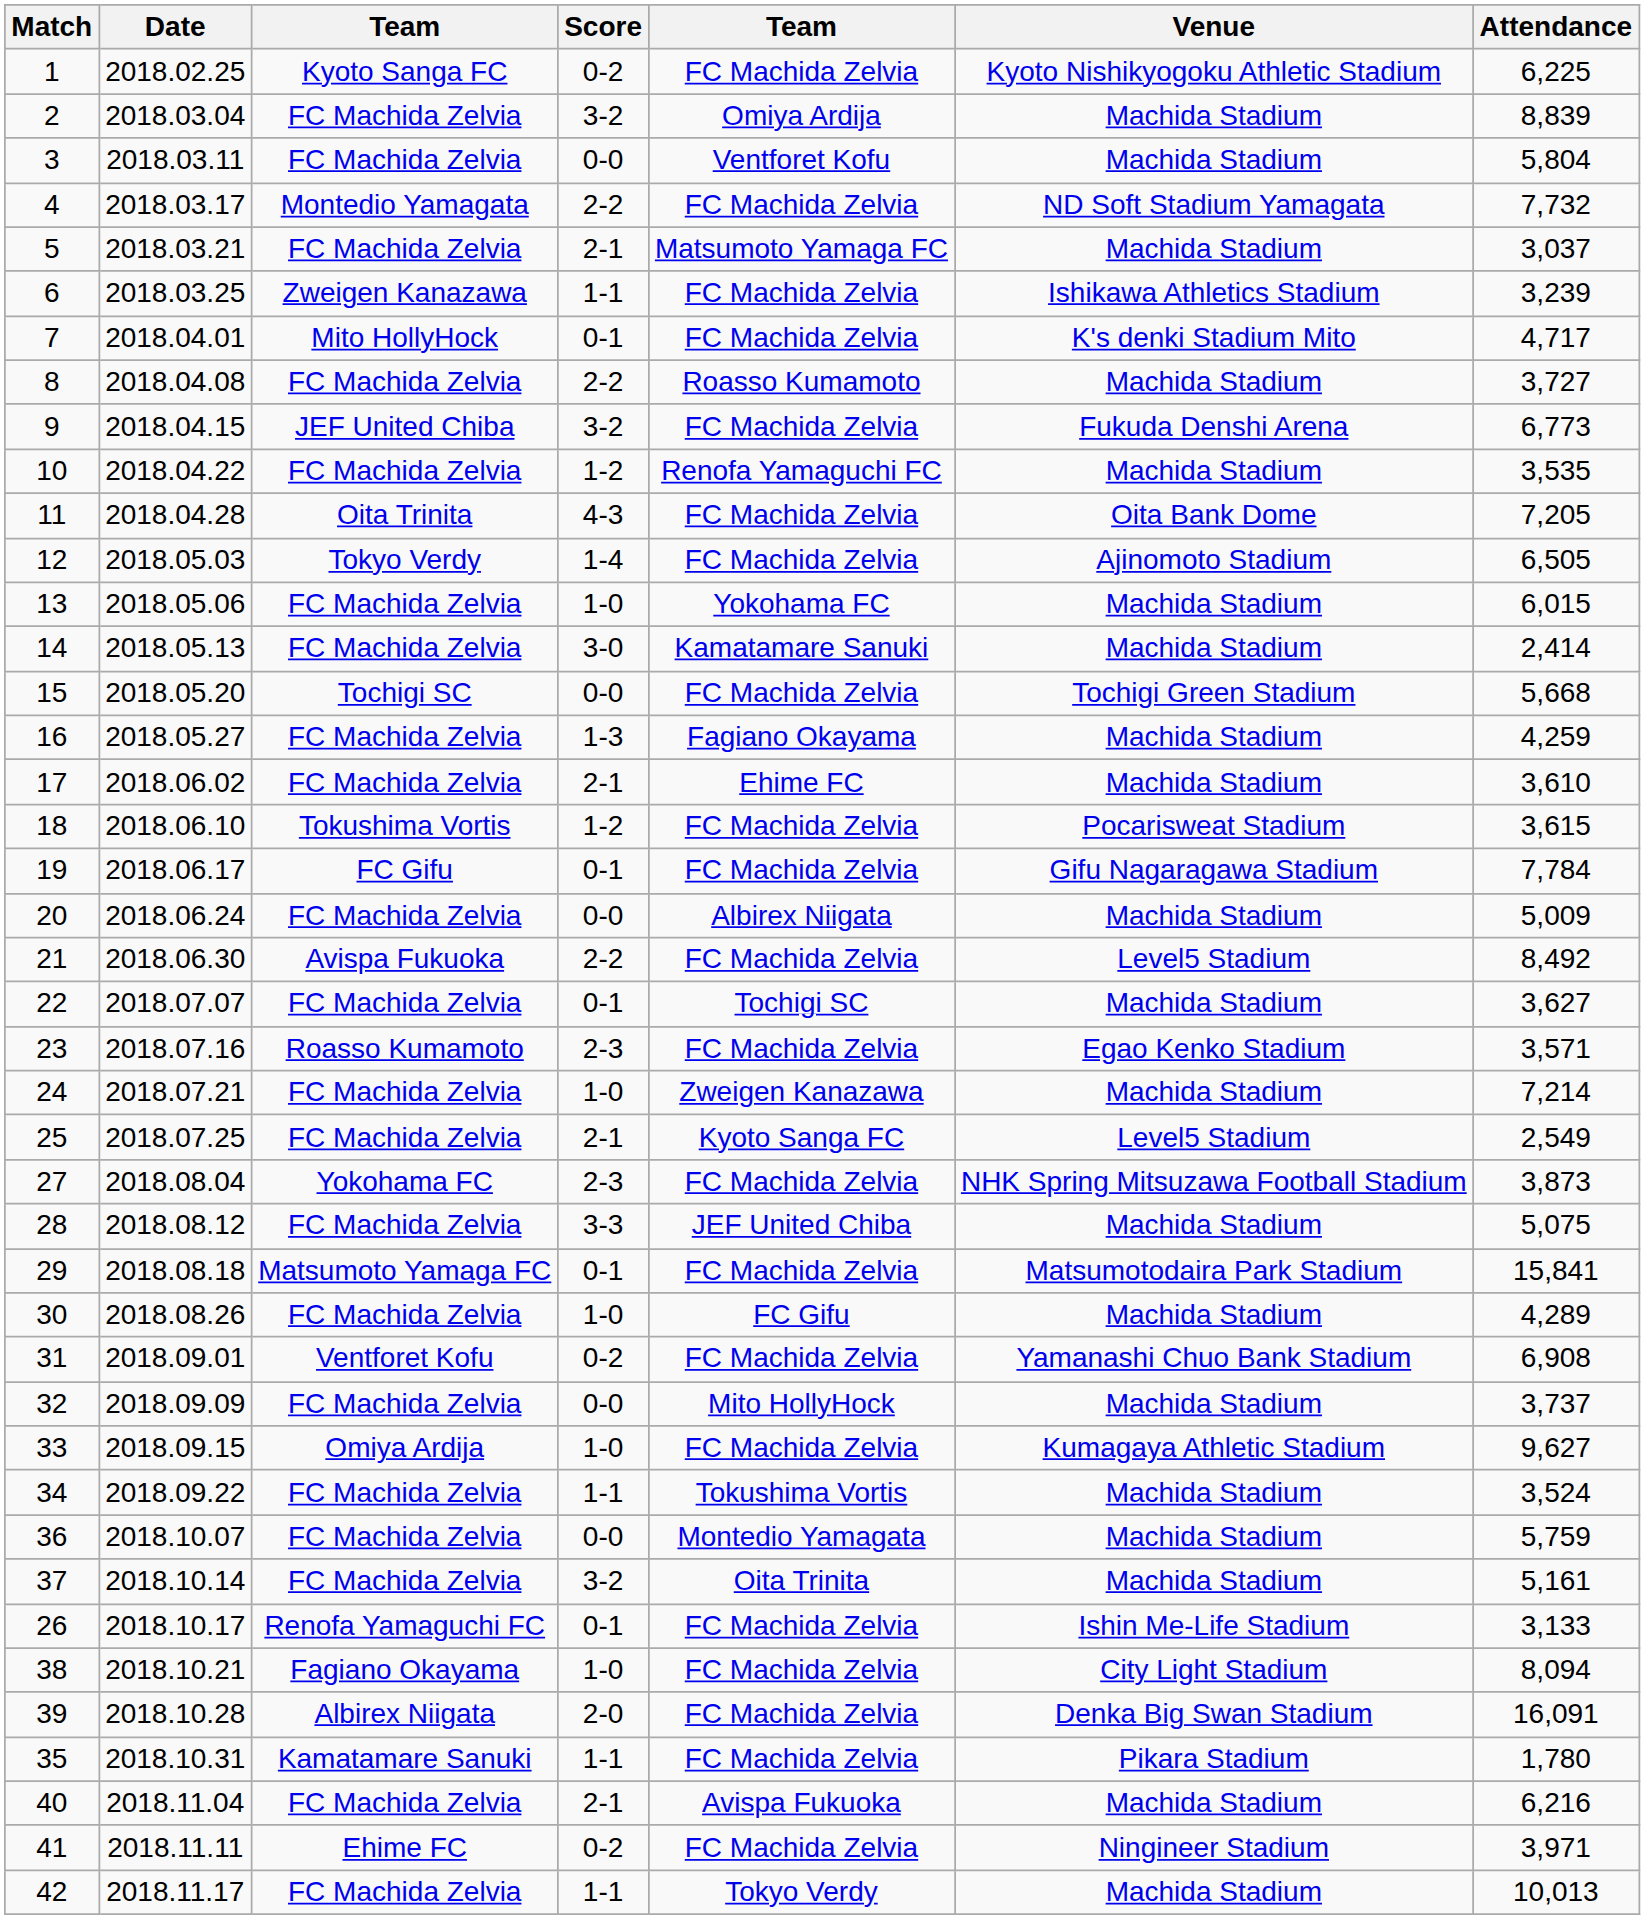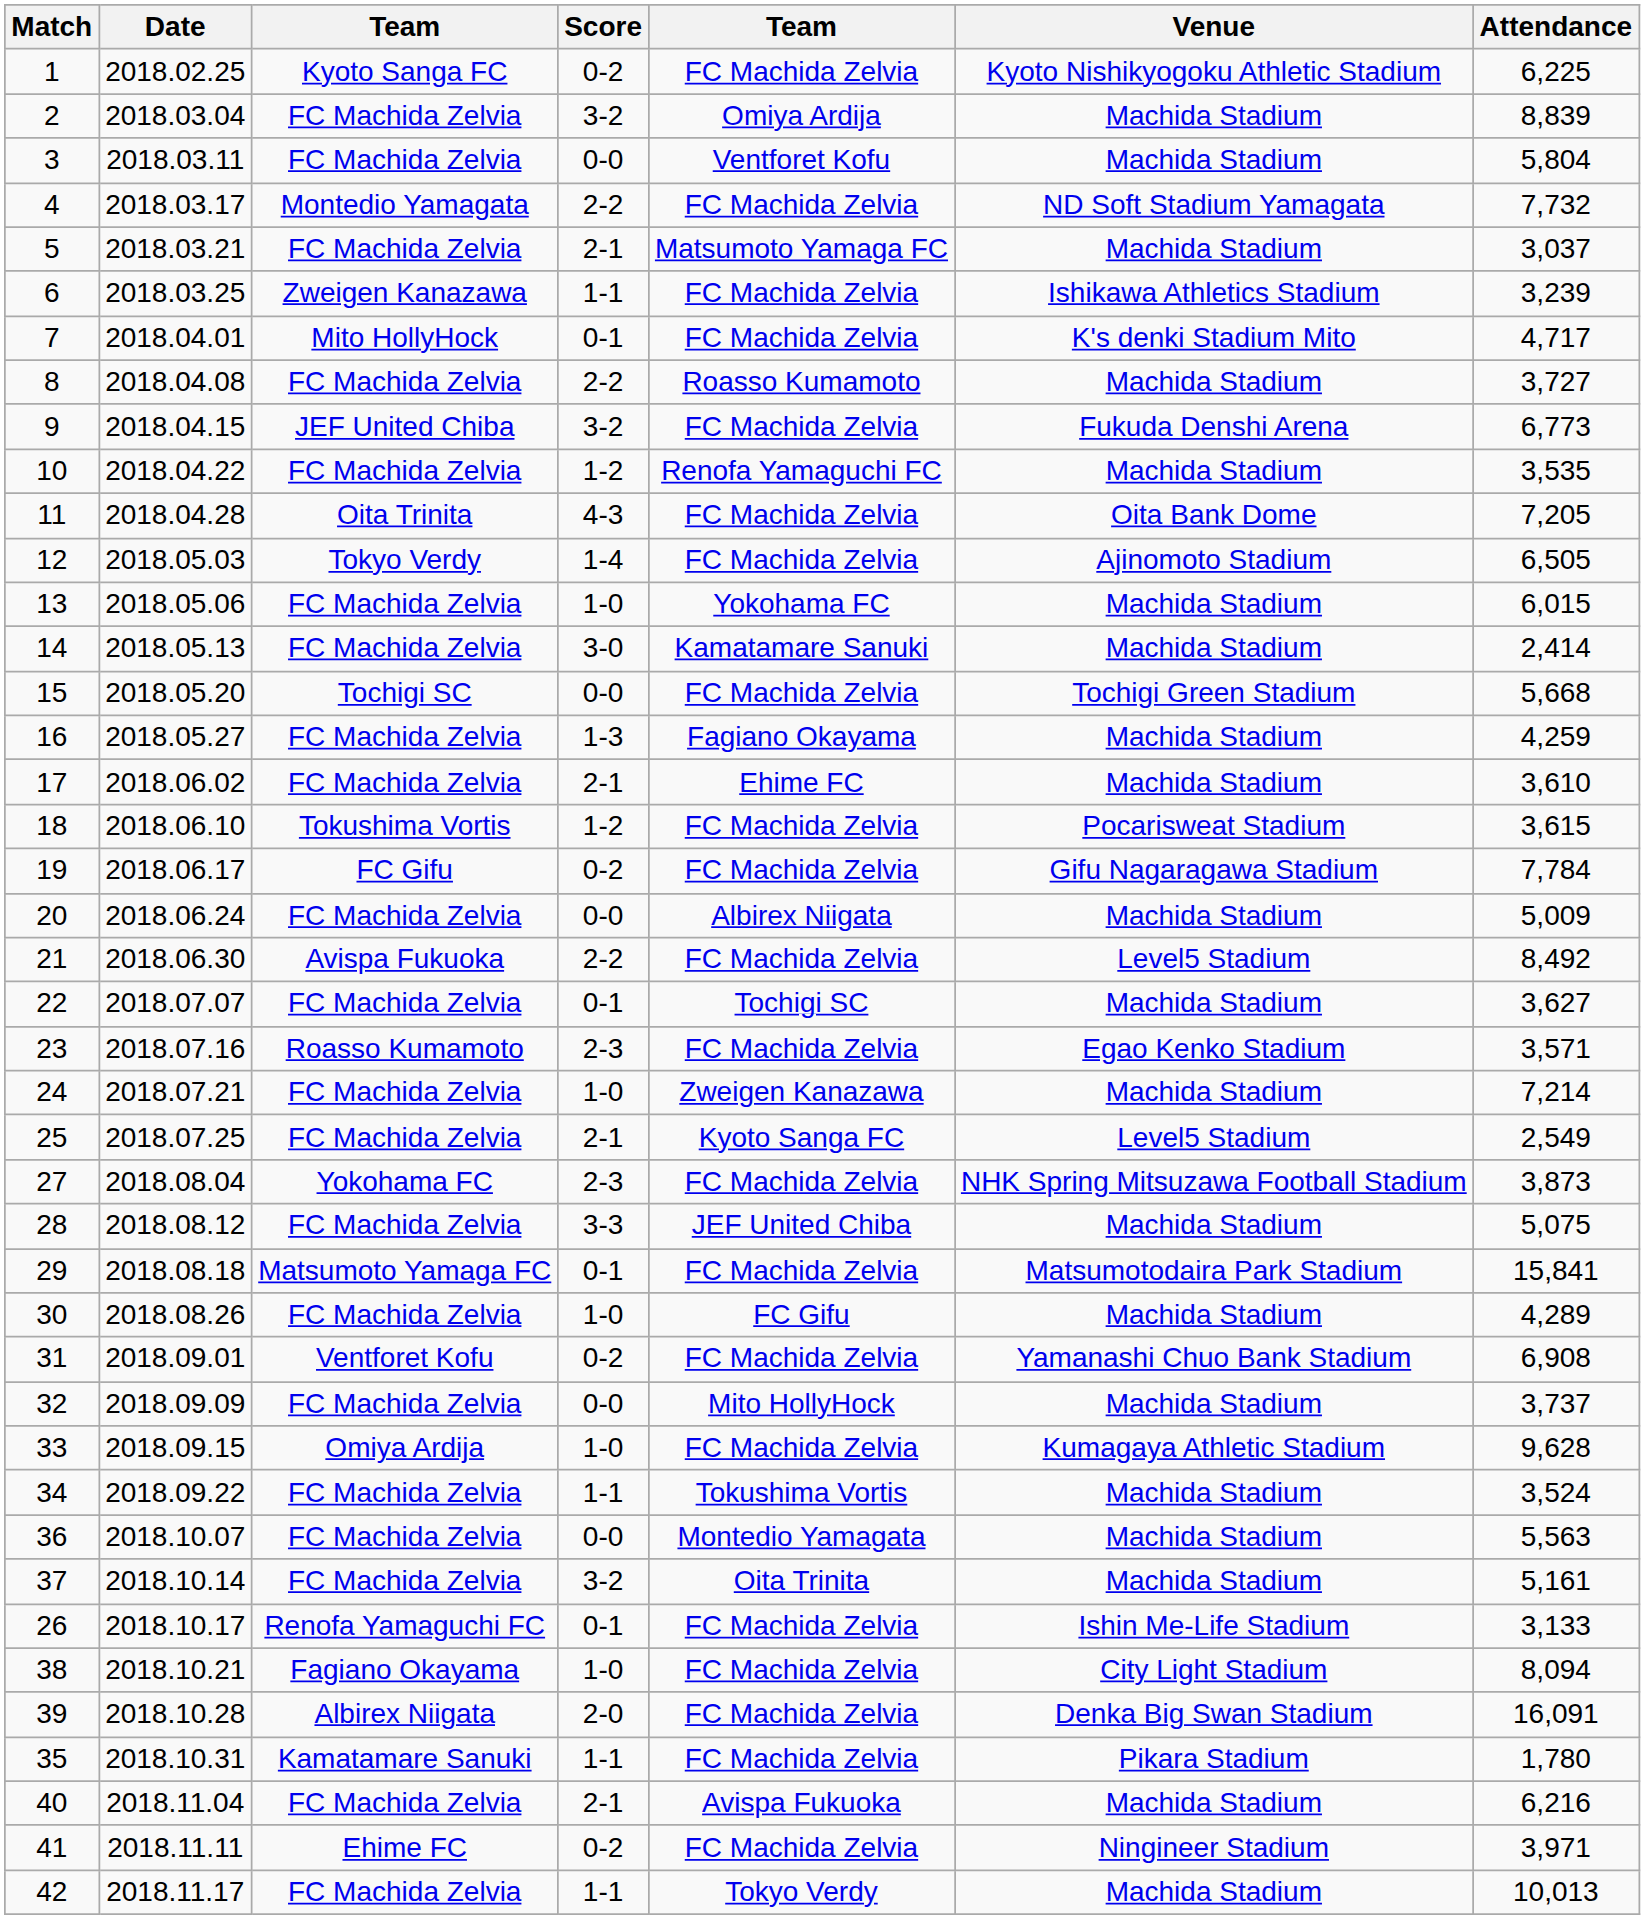(603, 870) 0-1 -> (603, 870) 0-2
(1556, 1447) 9,627 -> (1556, 1447) 9,628
(1556, 1536) 5,759 -> (1556, 1536) 5,563
